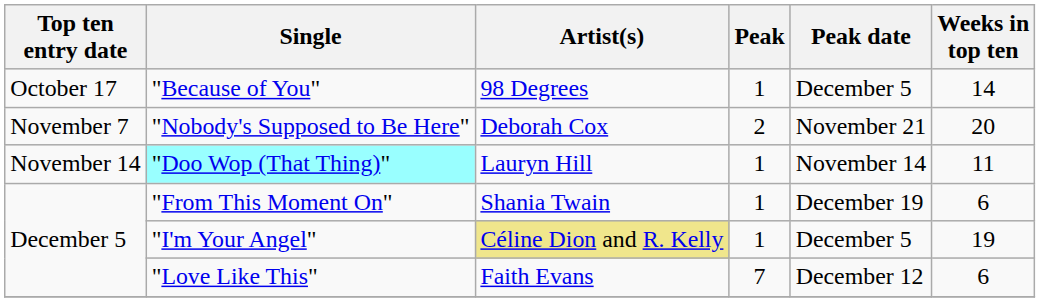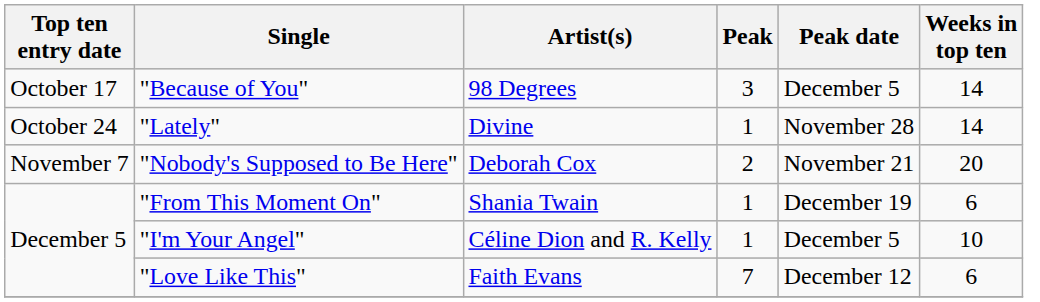(760, 88) 1 -> (748, 88) 3
+ row: (180, 125)
- row: (271, 163)
(602, 239) khaki background -> (590, 239) no background
(983, 239) 19 -> (971, 239) 10
